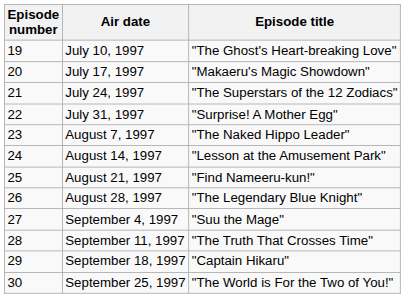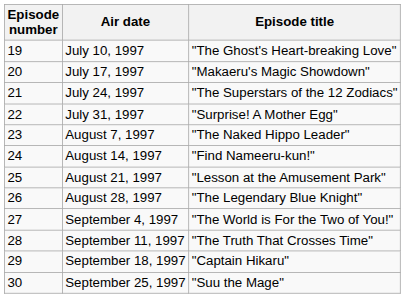(289, 156) "Lesson at the Amusement Park" -> (253, 156) "Find Nameeru-kun!"
(253, 177) "Find Nameeru-kun!" -> (289, 177) "Lesson at the Amusement Park"
(238, 219) "Suu the Mage" -> (293, 219) "The World is For the Two of You!"
(293, 282) "The World is For the Two of You!" -> (238, 282) "Suu the Mage"
